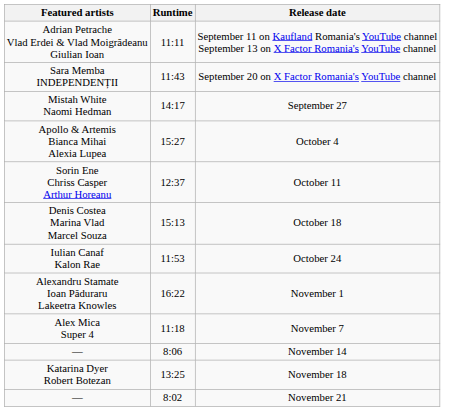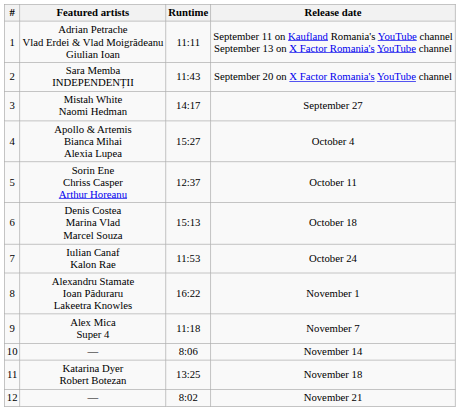+ column: (12, 13)
